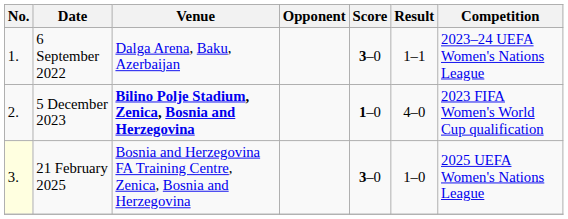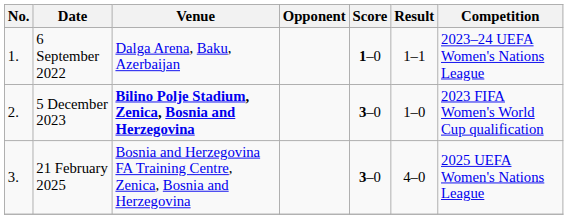(370, 56) 3–0 -> (370, 56) 1–0
(370, 112) 1–0 -> (370, 112) 3–0
(414, 112) 4–0 -> (414, 112) 1–0
(13, 177) lightyellow background -> (13, 177) no background
(414, 177) 1–0 -> (414, 177) 4–0
